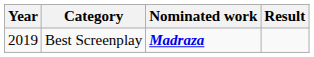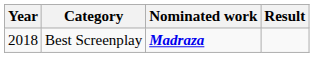(23, 40) 2019 -> (23, 40) 2018
